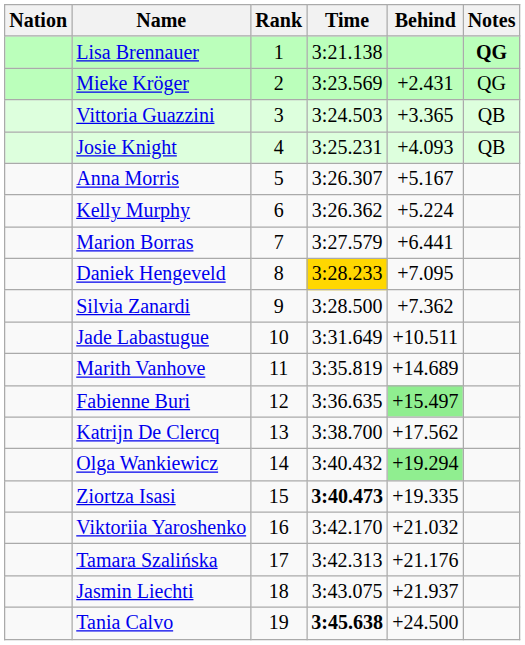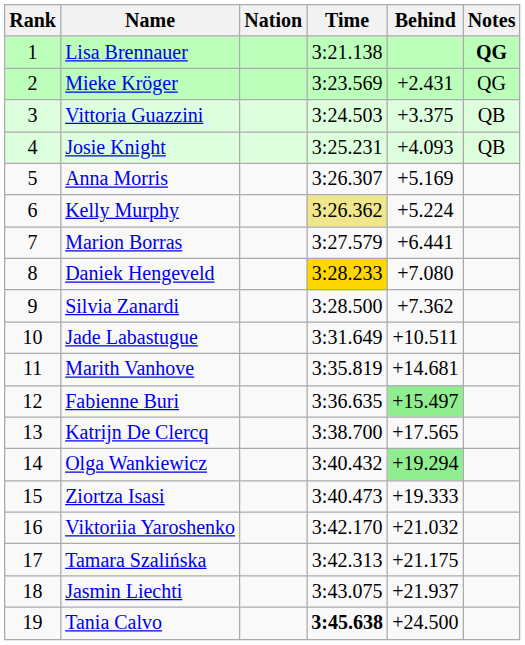columns swapped: (279, 20) <-> (38, 20)
(425, 115) +3.365 -> (425, 115) +3.375
(425, 178) +5.167 -> (425, 178) +5.169
(347, 210) no background -> (347, 210) khaki background
(425, 274) +7.095 -> (425, 274) +7.080
(425, 369) +14.689 -> (425, 369) +14.681
(425, 432) +17.562 -> (425, 432) +17.565
(347, 496) bold -> (347, 496) normal
(425, 496) +19.335 -> (425, 496) +19.333
(425, 559) +21.176 -> (425, 559) +21.175
